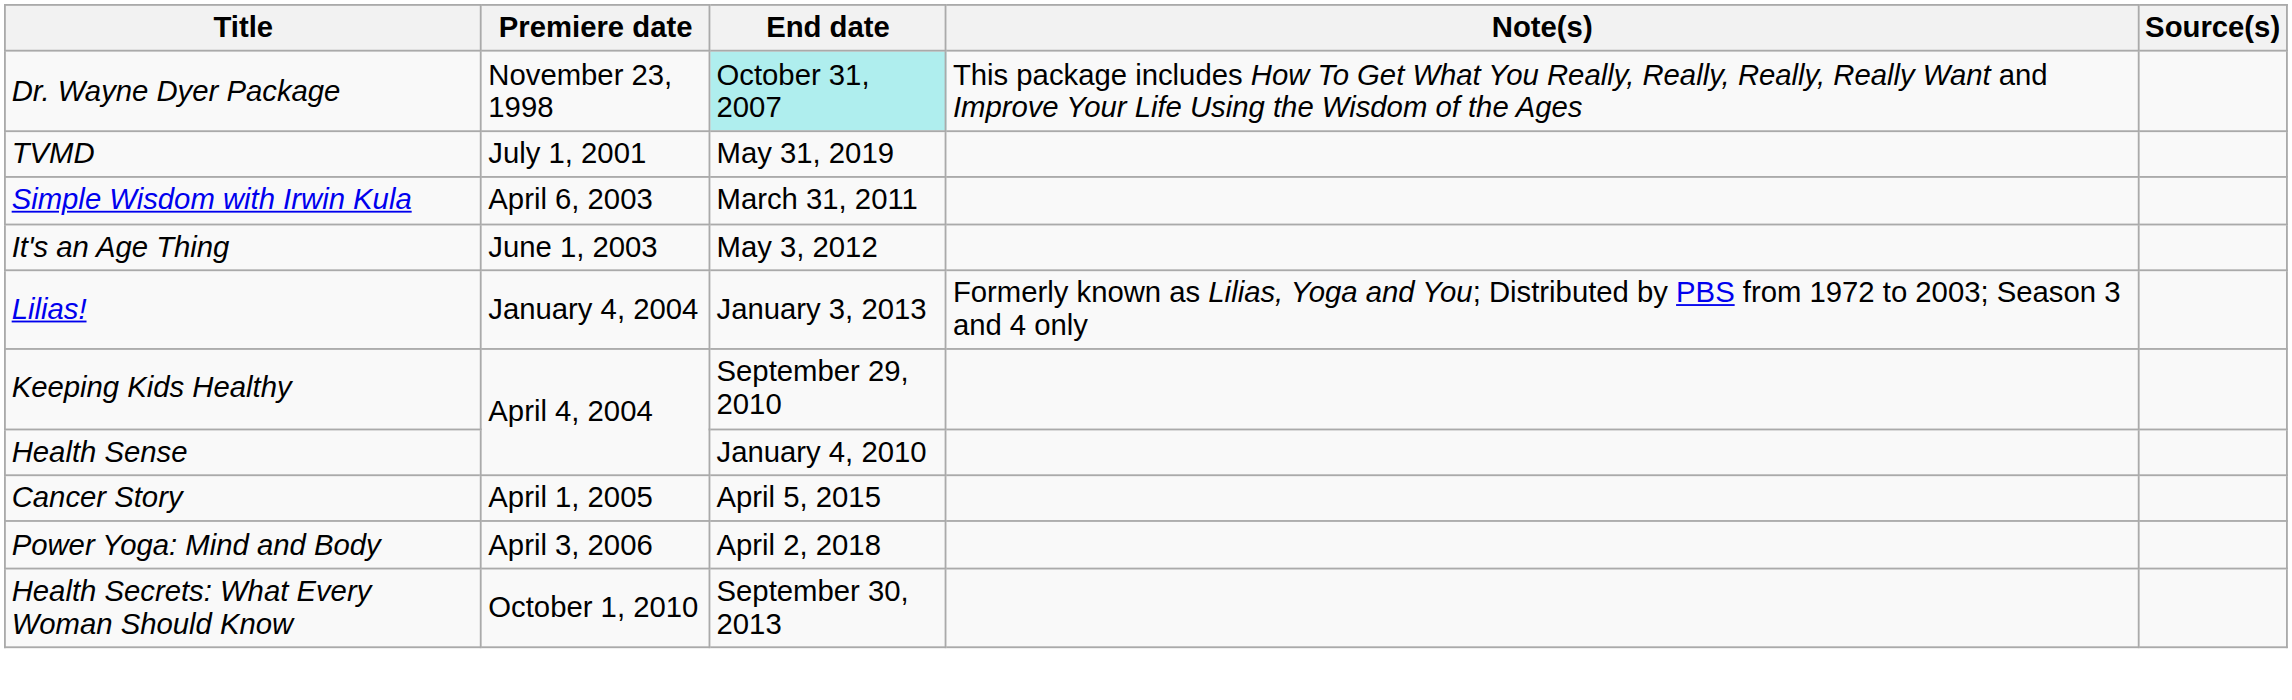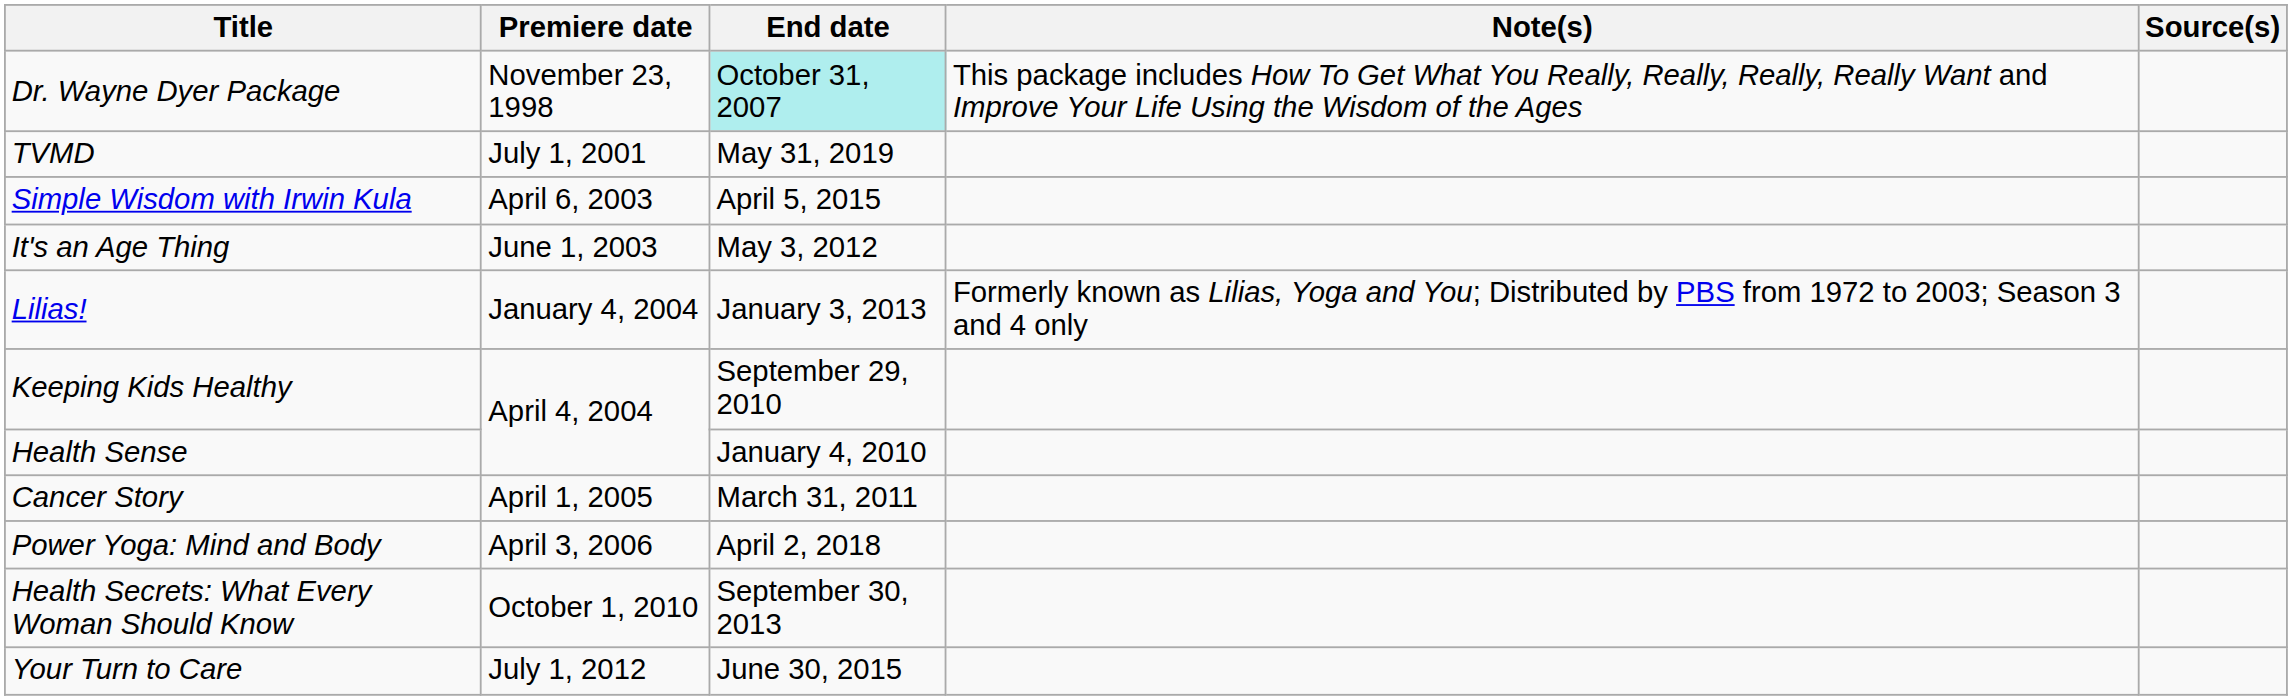(817, 199) March 31, 2011 -> (799, 199) April 5, 2015
(799, 498) April 5, 2015 -> (817, 498) March 31, 2011
+ row: (127, 670)
